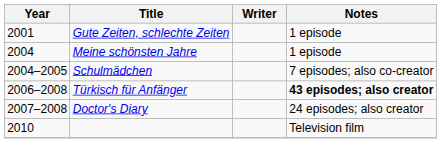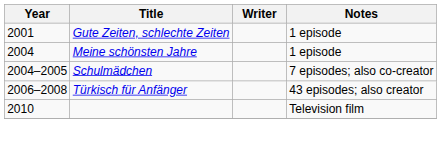(361, 90) bold -> (356, 90) normal
- row: (37, 109)
